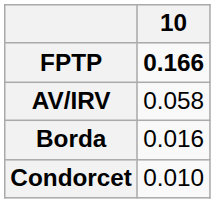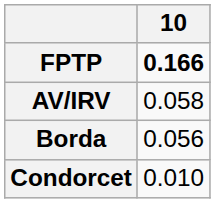(174, 139) 0.016 -> (174, 139) 0.056
